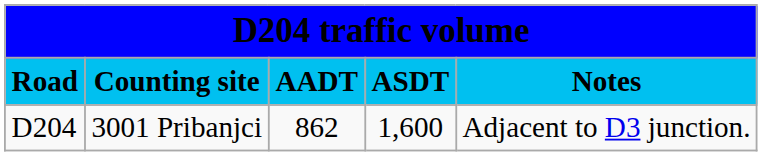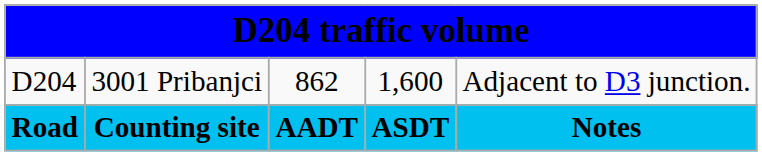rows swapped: (45, 81) <-> (44, 127)
